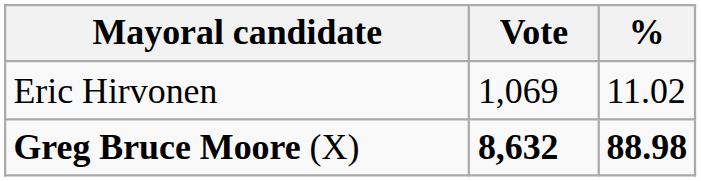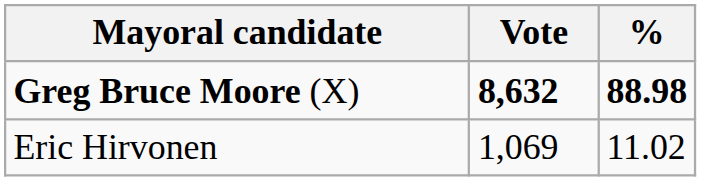rows swapped: (186, 146) <-> (115, 89)
